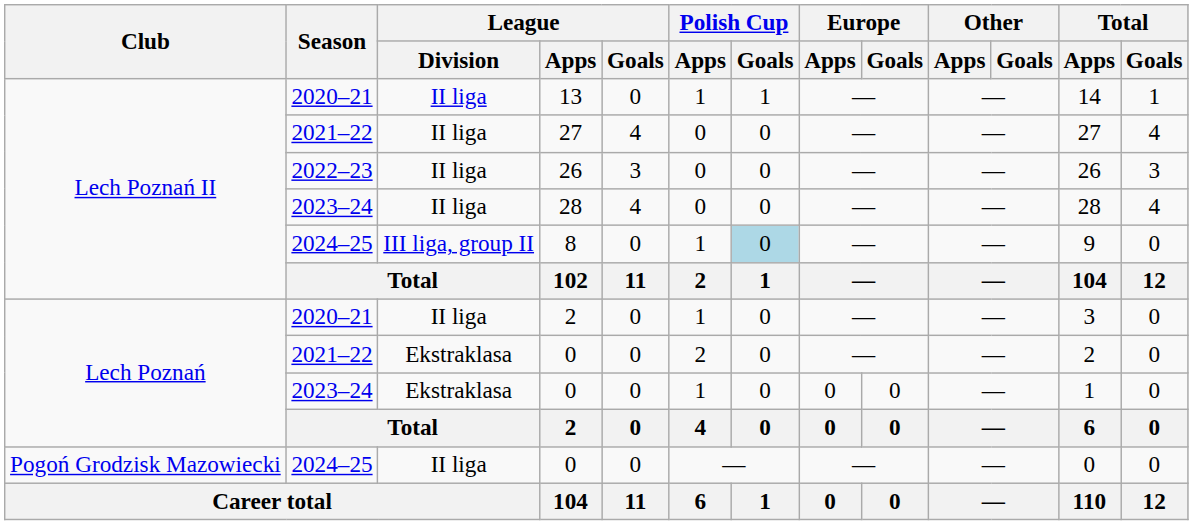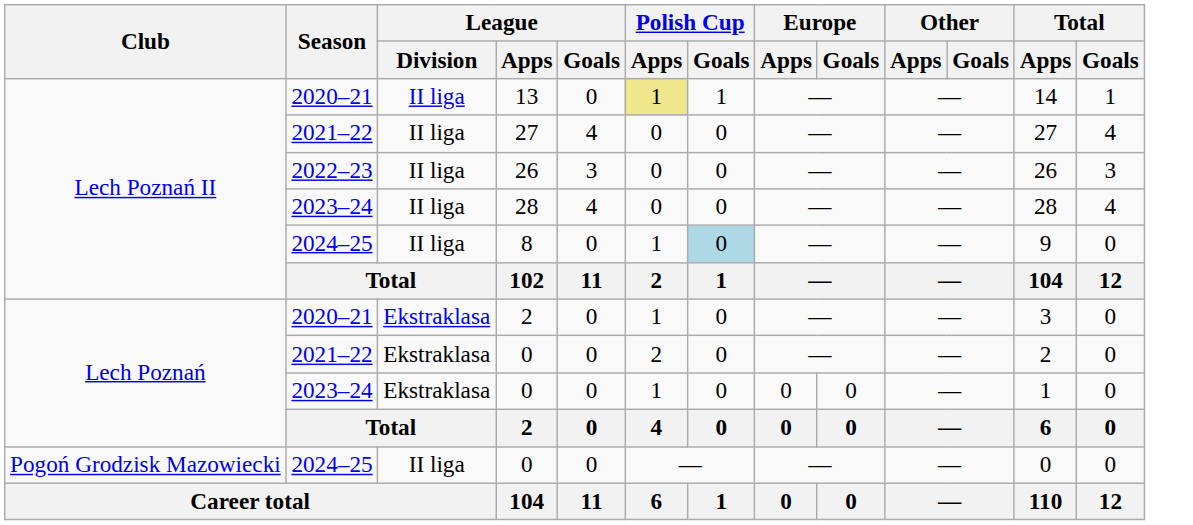(700, 96) no background -> (656, 96) khaki background
(459, 243) III liga, group II -> (437, 243) II liga
(459, 317) II liga -> (437, 317) Ekstraklasa
